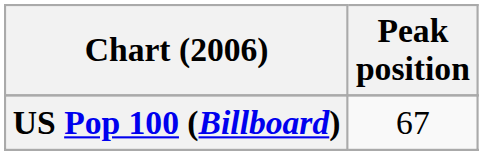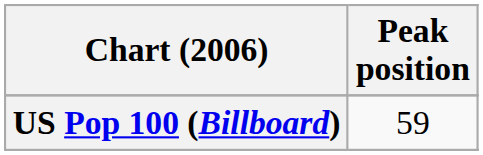(413, 122) 67 -> (413, 122) 59
